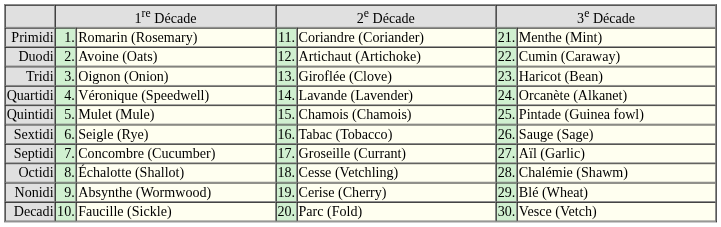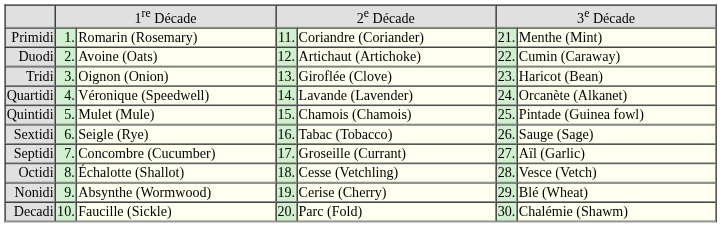(573, 173) Chalémie (Shawm) -> (558, 173) Vesce (Vetch)
(558, 212) Vesce (Vetch) -> (573, 212) Chalémie (Shawm)
